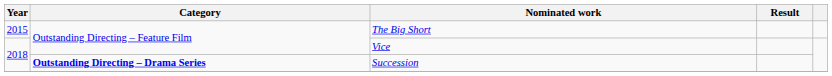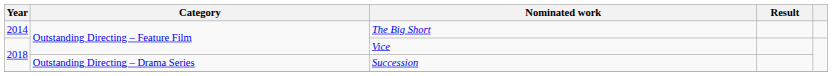(17, 29) 2015 -> (17, 29) 2014
(119, 63) bold -> (114, 63) normal
